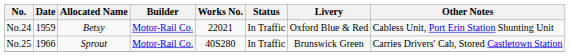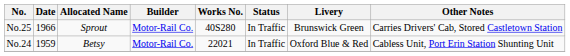rows swapped: (19, 28) <-> (19, 43)
